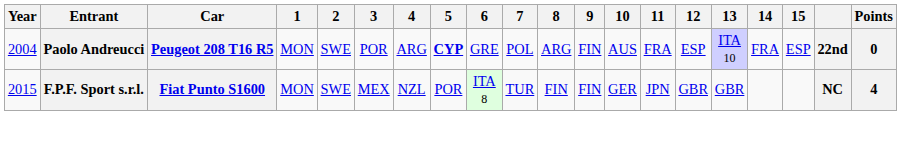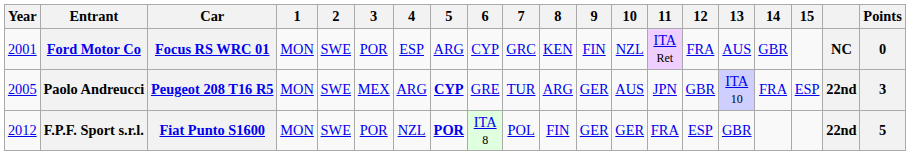+ row: (94, 49)
(22, 49) 2004 -> (22, 89) 2005
(374, 49) POR -> (374, 89) MEX
(520, 49) POL -> (521, 89) TUR
(590, 49) FIN -> (594, 89) GER
(658, 49) FRA -> (665, 89) JPN
(693, 49) ESP -> (700, 89) GBR
(874, 49) 0 -> (883, 89) 3
(22, 89) 2015 -> (22, 130) 2012
(374, 89) MEX -> (374, 130) POR
(448, 89) normal -> (449, 130) bold
(520, 89) TUR -> (521, 130) POL
(590, 89) FIN -> (594, 130) GER
(658, 89) JPN -> (665, 130) FRA
(693, 89) GBR -> (700, 130) ESP
(833, 89) NC -> (841, 130) 22nd
(874, 89) 4 -> (883, 130) 5
